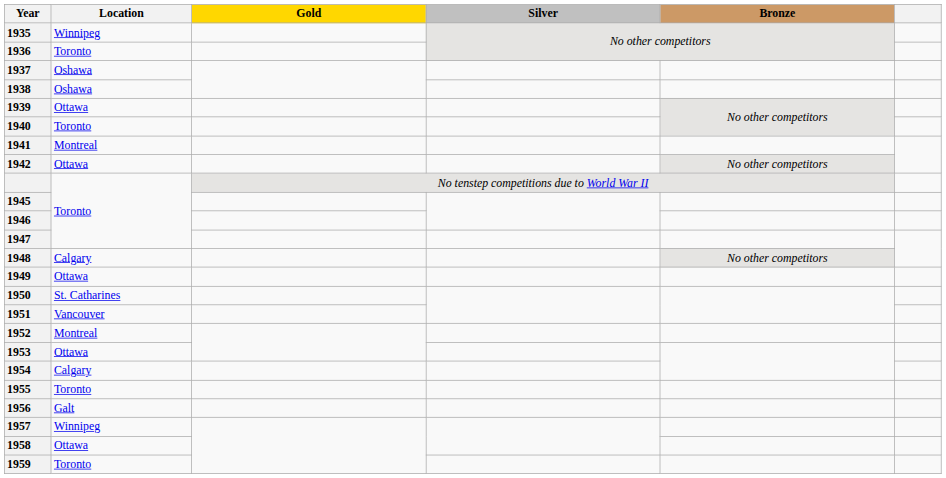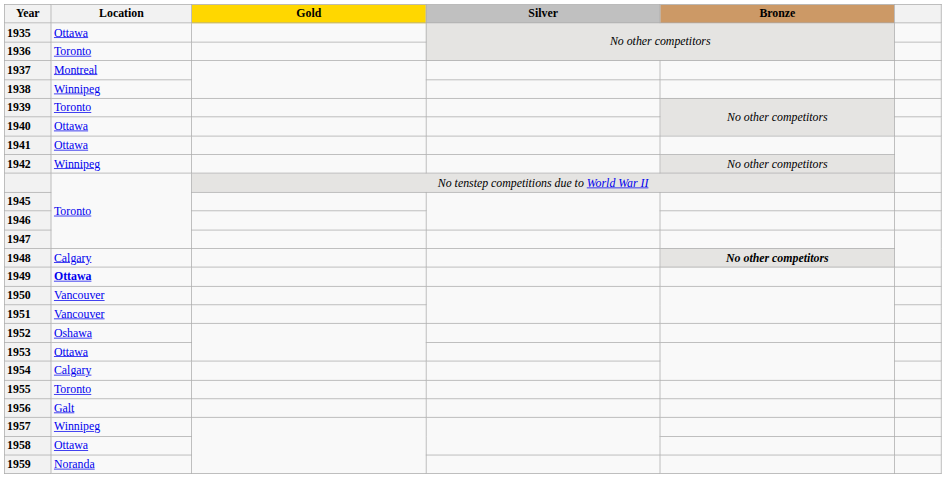(77, 32) Winnipeg -> (71, 32) Ottawa
(73, 70) Oshawa -> (76, 70) Montreal
(73, 88) Oshawa -> (77, 88) Winnipeg
(71, 107) Ottawa -> (73, 107) Toronto
(73, 126) Toronto -> (71, 126) Ottawa
(76, 145) Montreal -> (71, 145) Ottawa
(71, 164) Ottawa -> (77, 164) Winnipeg
(777, 257) normal -> (777, 257) bold
(71, 276) normal -> (73, 276) bold
(87, 295) St. Catharines -> (79, 295) Vancouver
(76, 333) Montreal -> (73, 333) Oshawa
(73, 464) Toronto -> (74, 464) Noranda
